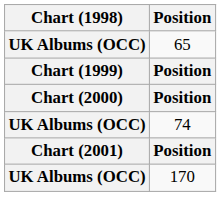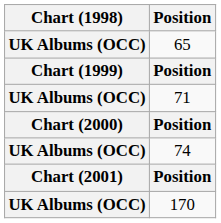+ row: (182, 97)
